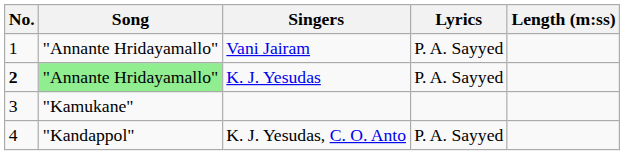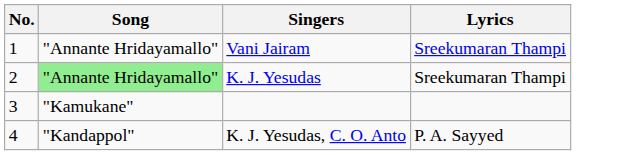- column: (564, 19)
(459, 48) P. A. Sayyed -> (490, 48) Sreekumaran Thampi
(13, 77) bold -> (13, 77) normal
(459, 77) P. A. Sayyed -> (490, 77) Sreekumaran Thampi
